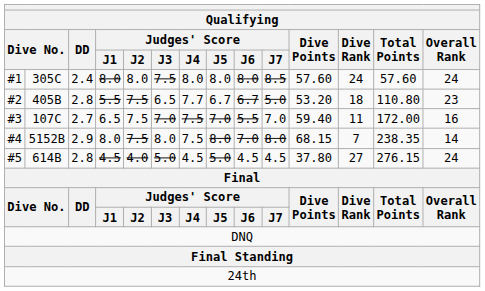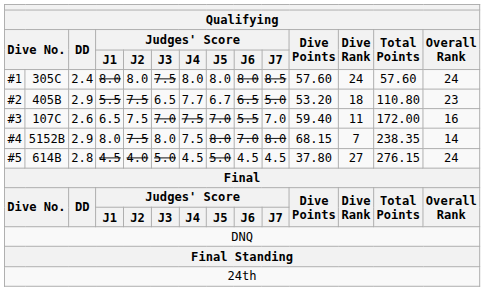(82, 99) 2.8 -> (82, 99) 2.9
(248, 99) 6.7 -> (248, 99) 6.5
(82, 119) 2.7 -> (82, 119) 2.6
